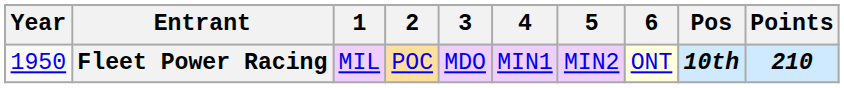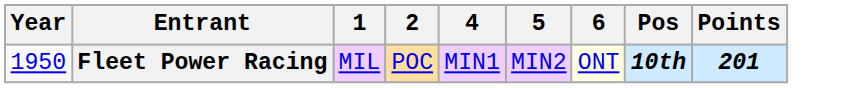- column: (465, 24)
(792, 63) 210 -> (739, 63) 201
